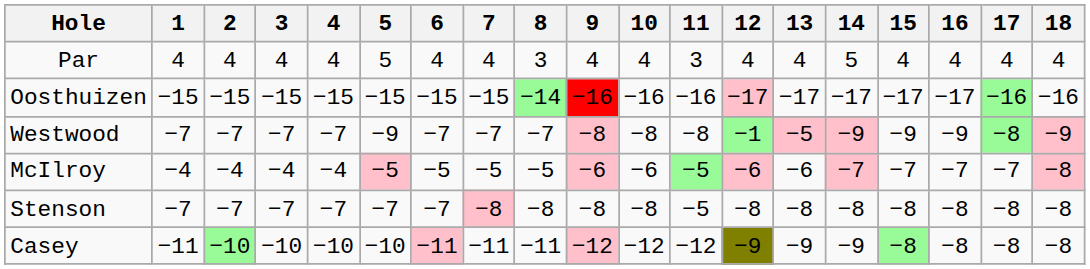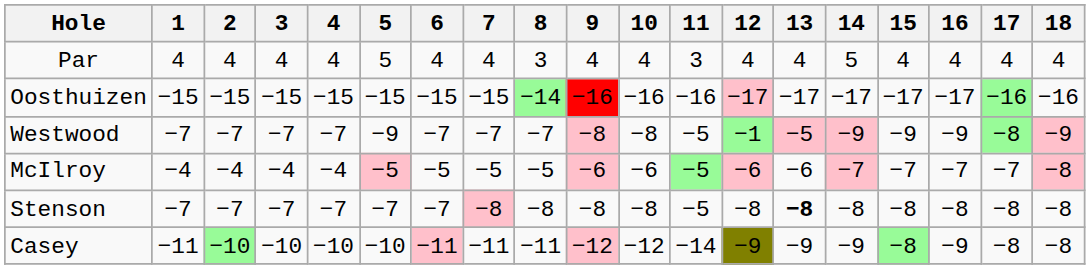(696, 135) −8 -> (696, 135) −5
(800, 209) normal -> (800, 209) bold
(696, 246) −12 -> (696, 246) −14
(955, 246) −8 -> (955, 246) −9
